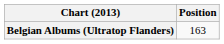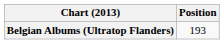(198, 30) 163 -> (198, 30) 193
